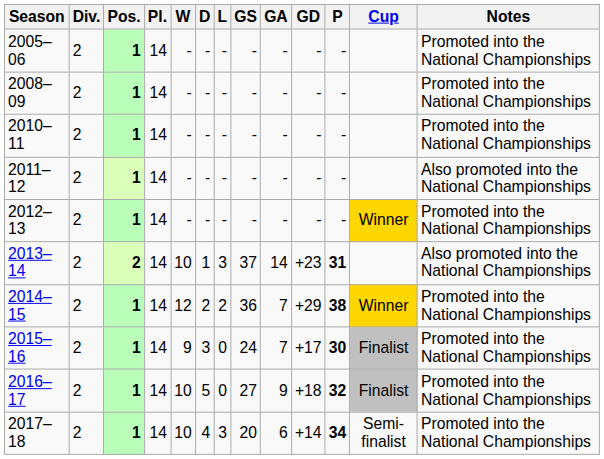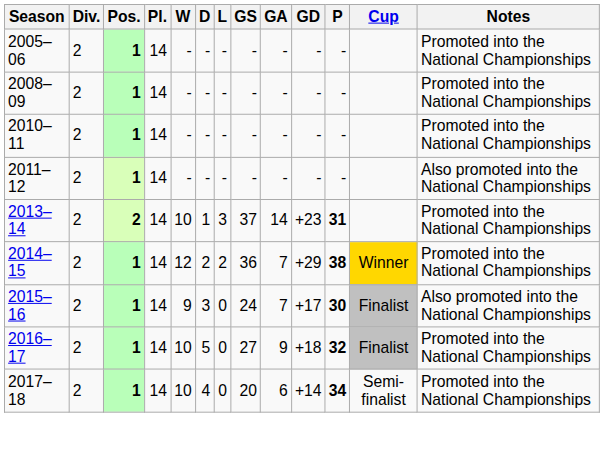- row: (30, 220)
(506, 263) Also promoted into the National Championships -> (506, 220) Promoted into the National Championships
(506, 348) Promoted into the National Championships -> (506, 305) Also promoted into the National Championships
(223, 433) 3 -> (223, 390) 0
